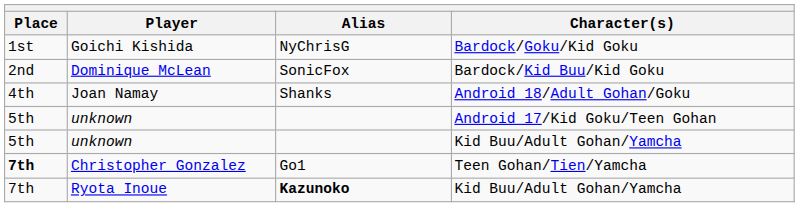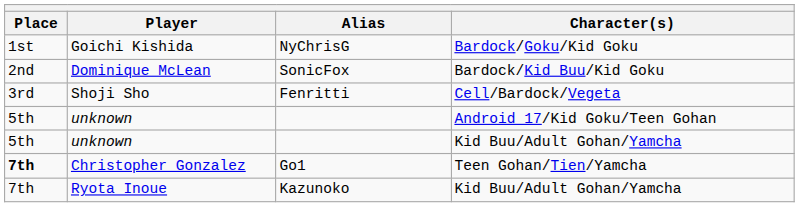+ row: (110, 95)
- row: (115, 95)
(314, 189) bold -> (314, 189) normal
